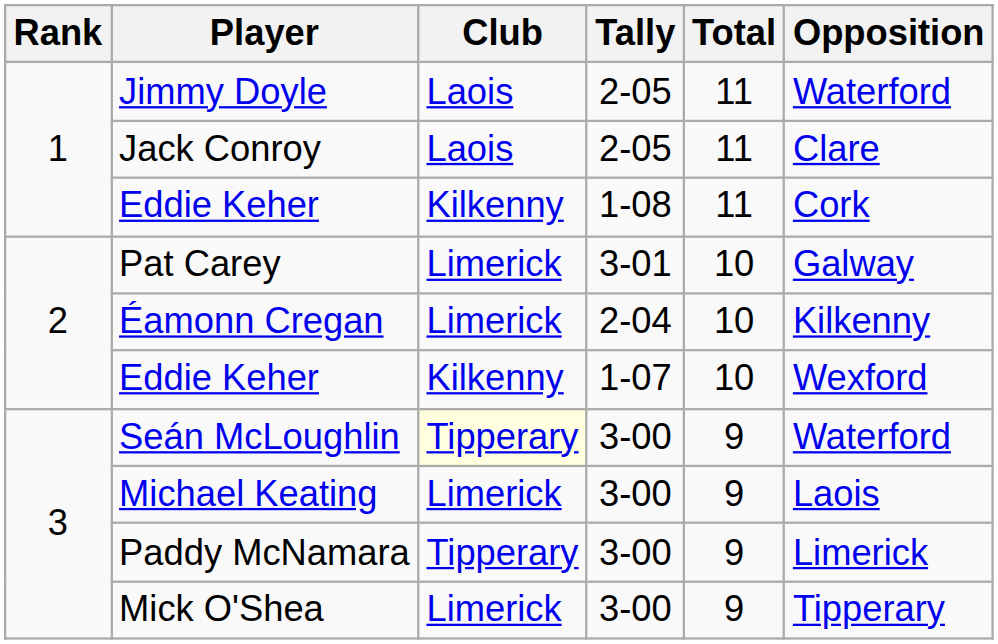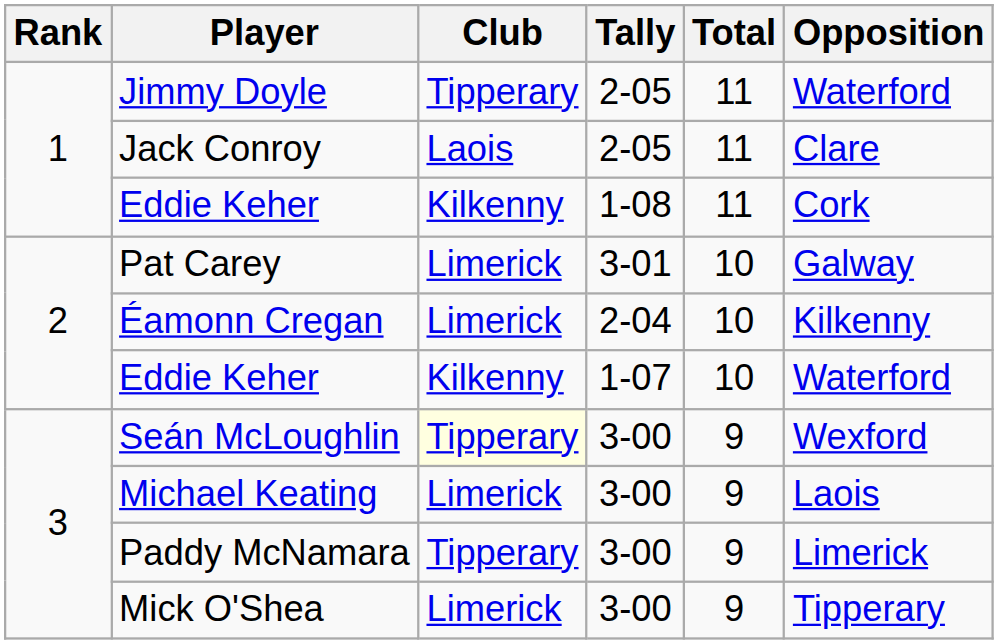(470, 90) Laois -> (502, 90) Tipperary
(860, 378) Wexford -> (872, 378) Waterford
(872, 436) Waterford -> (860, 436) Wexford
